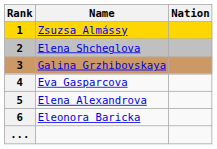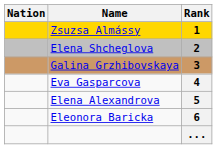columns swapped: (20, 13) <-> (190, 13)
